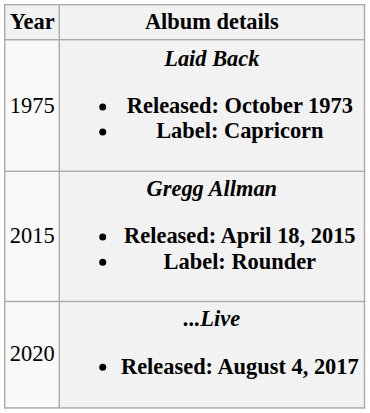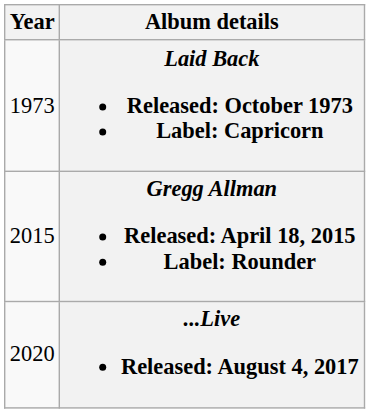(32, 105) 1975 -> (32, 105) 1973
